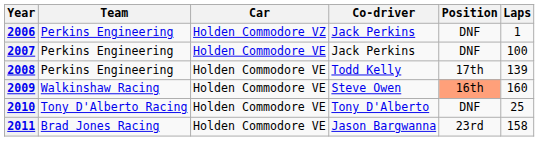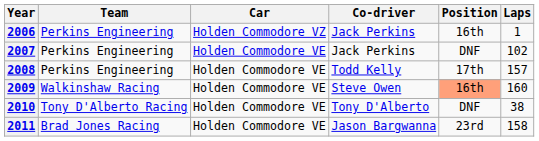(470, 33) DNF -> (470, 33) 16th
(517, 52) 100 -> (517, 52) 102
(517, 70) 139 -> (517, 70) 157
(517, 108) 25 -> (517, 108) 38
